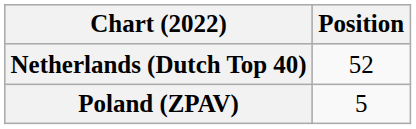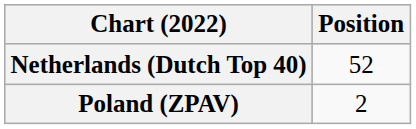(361, 103) 5 -> (361, 103) 2
